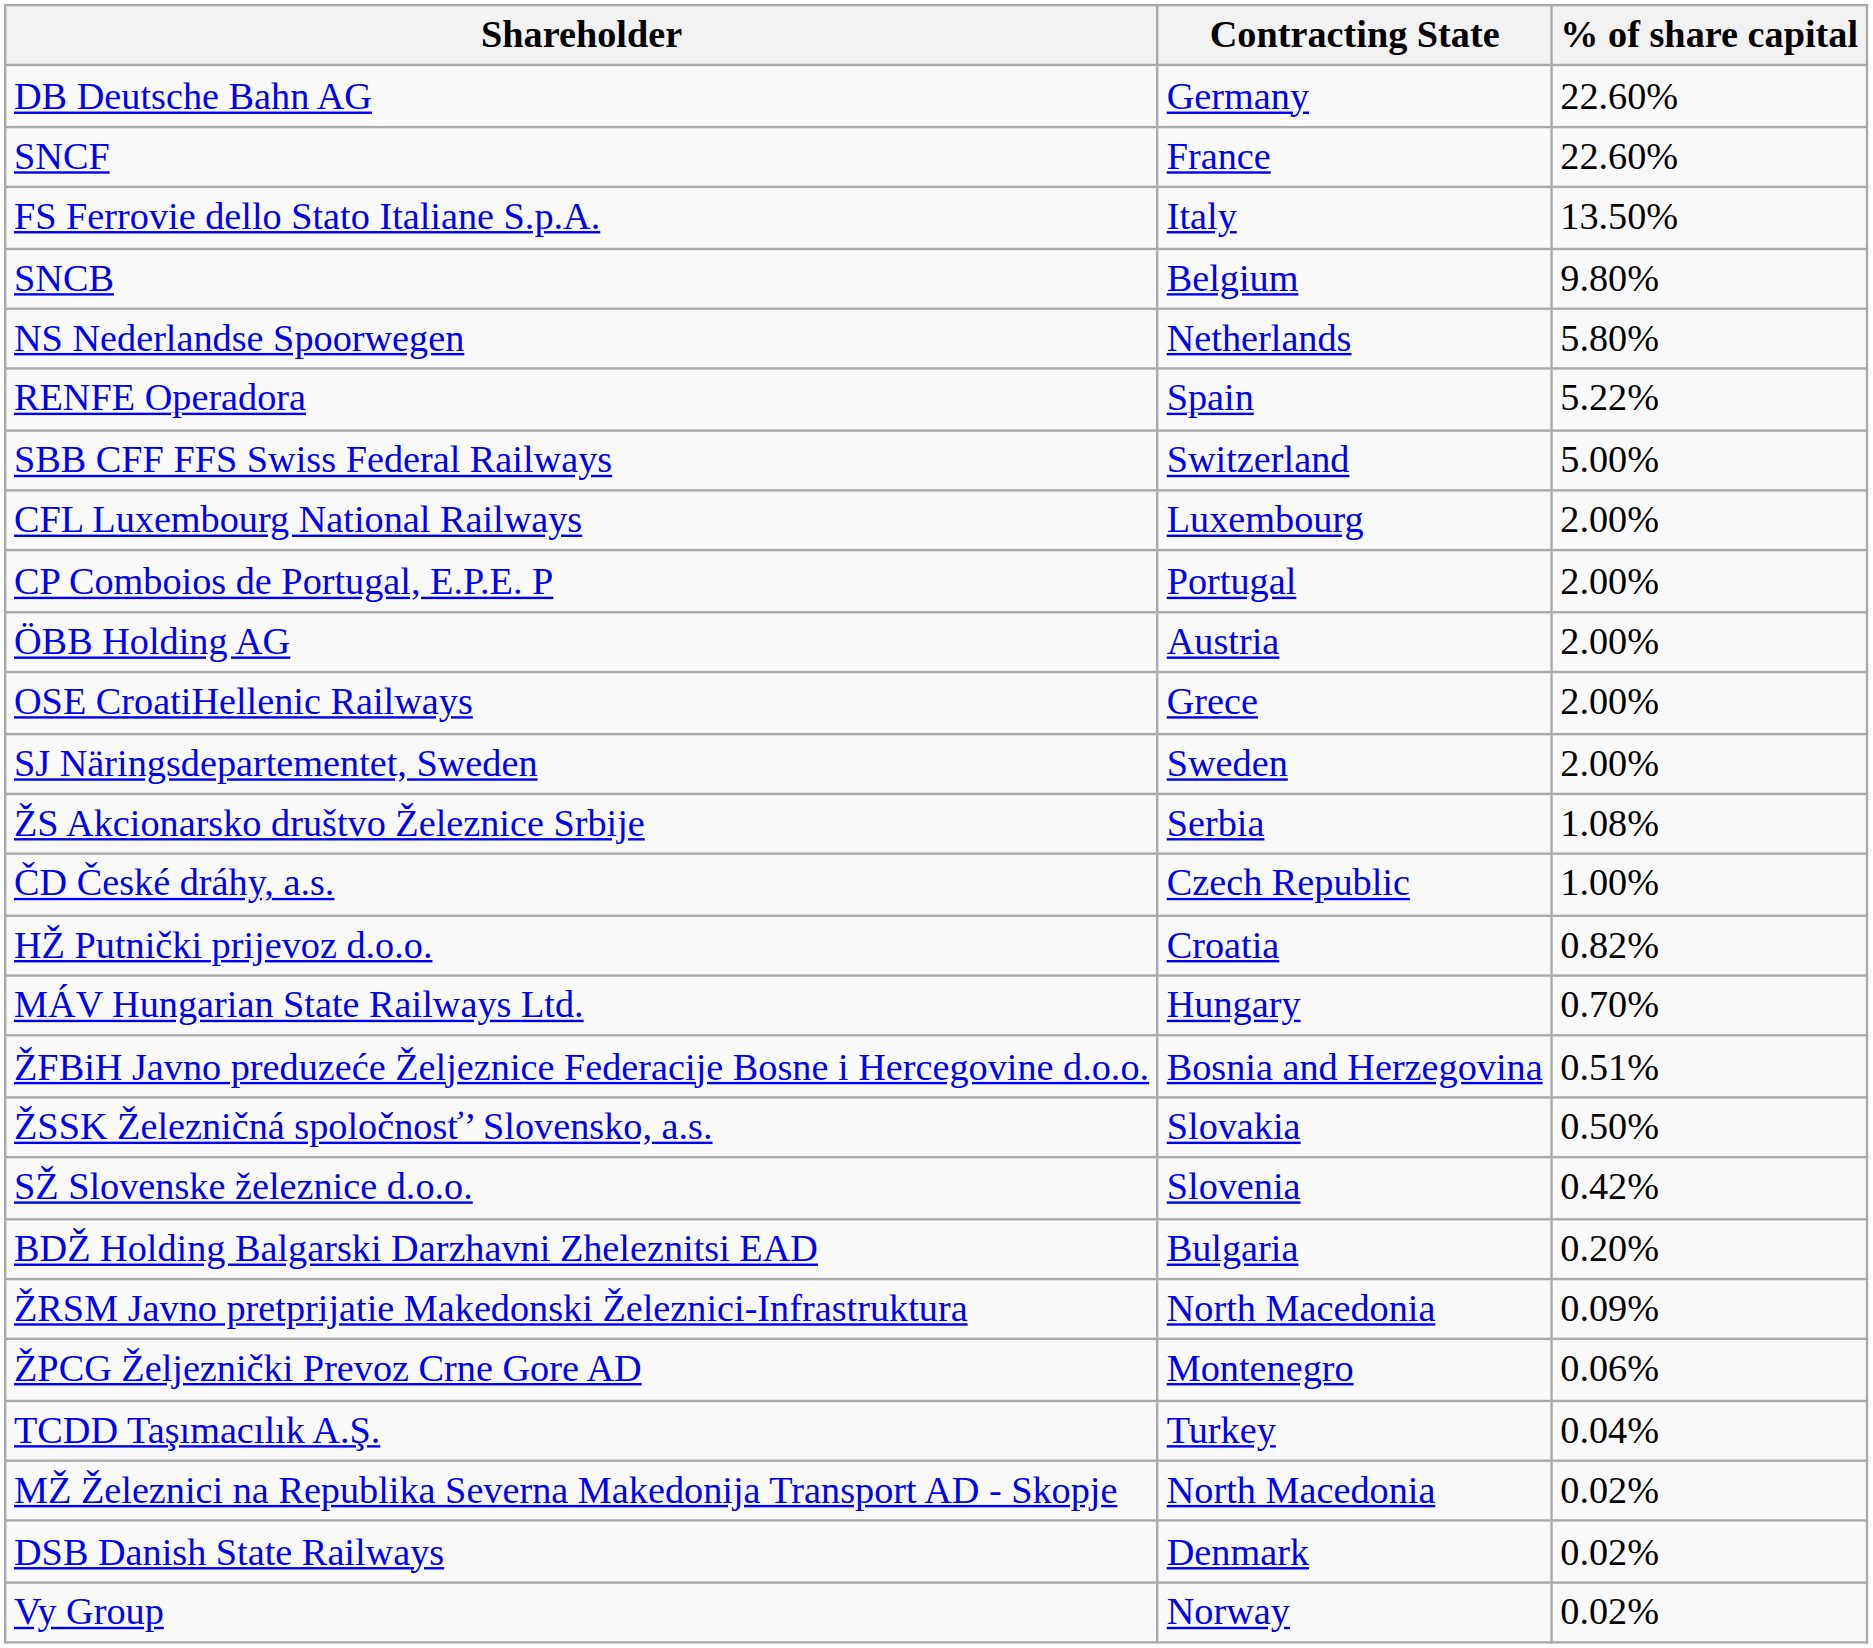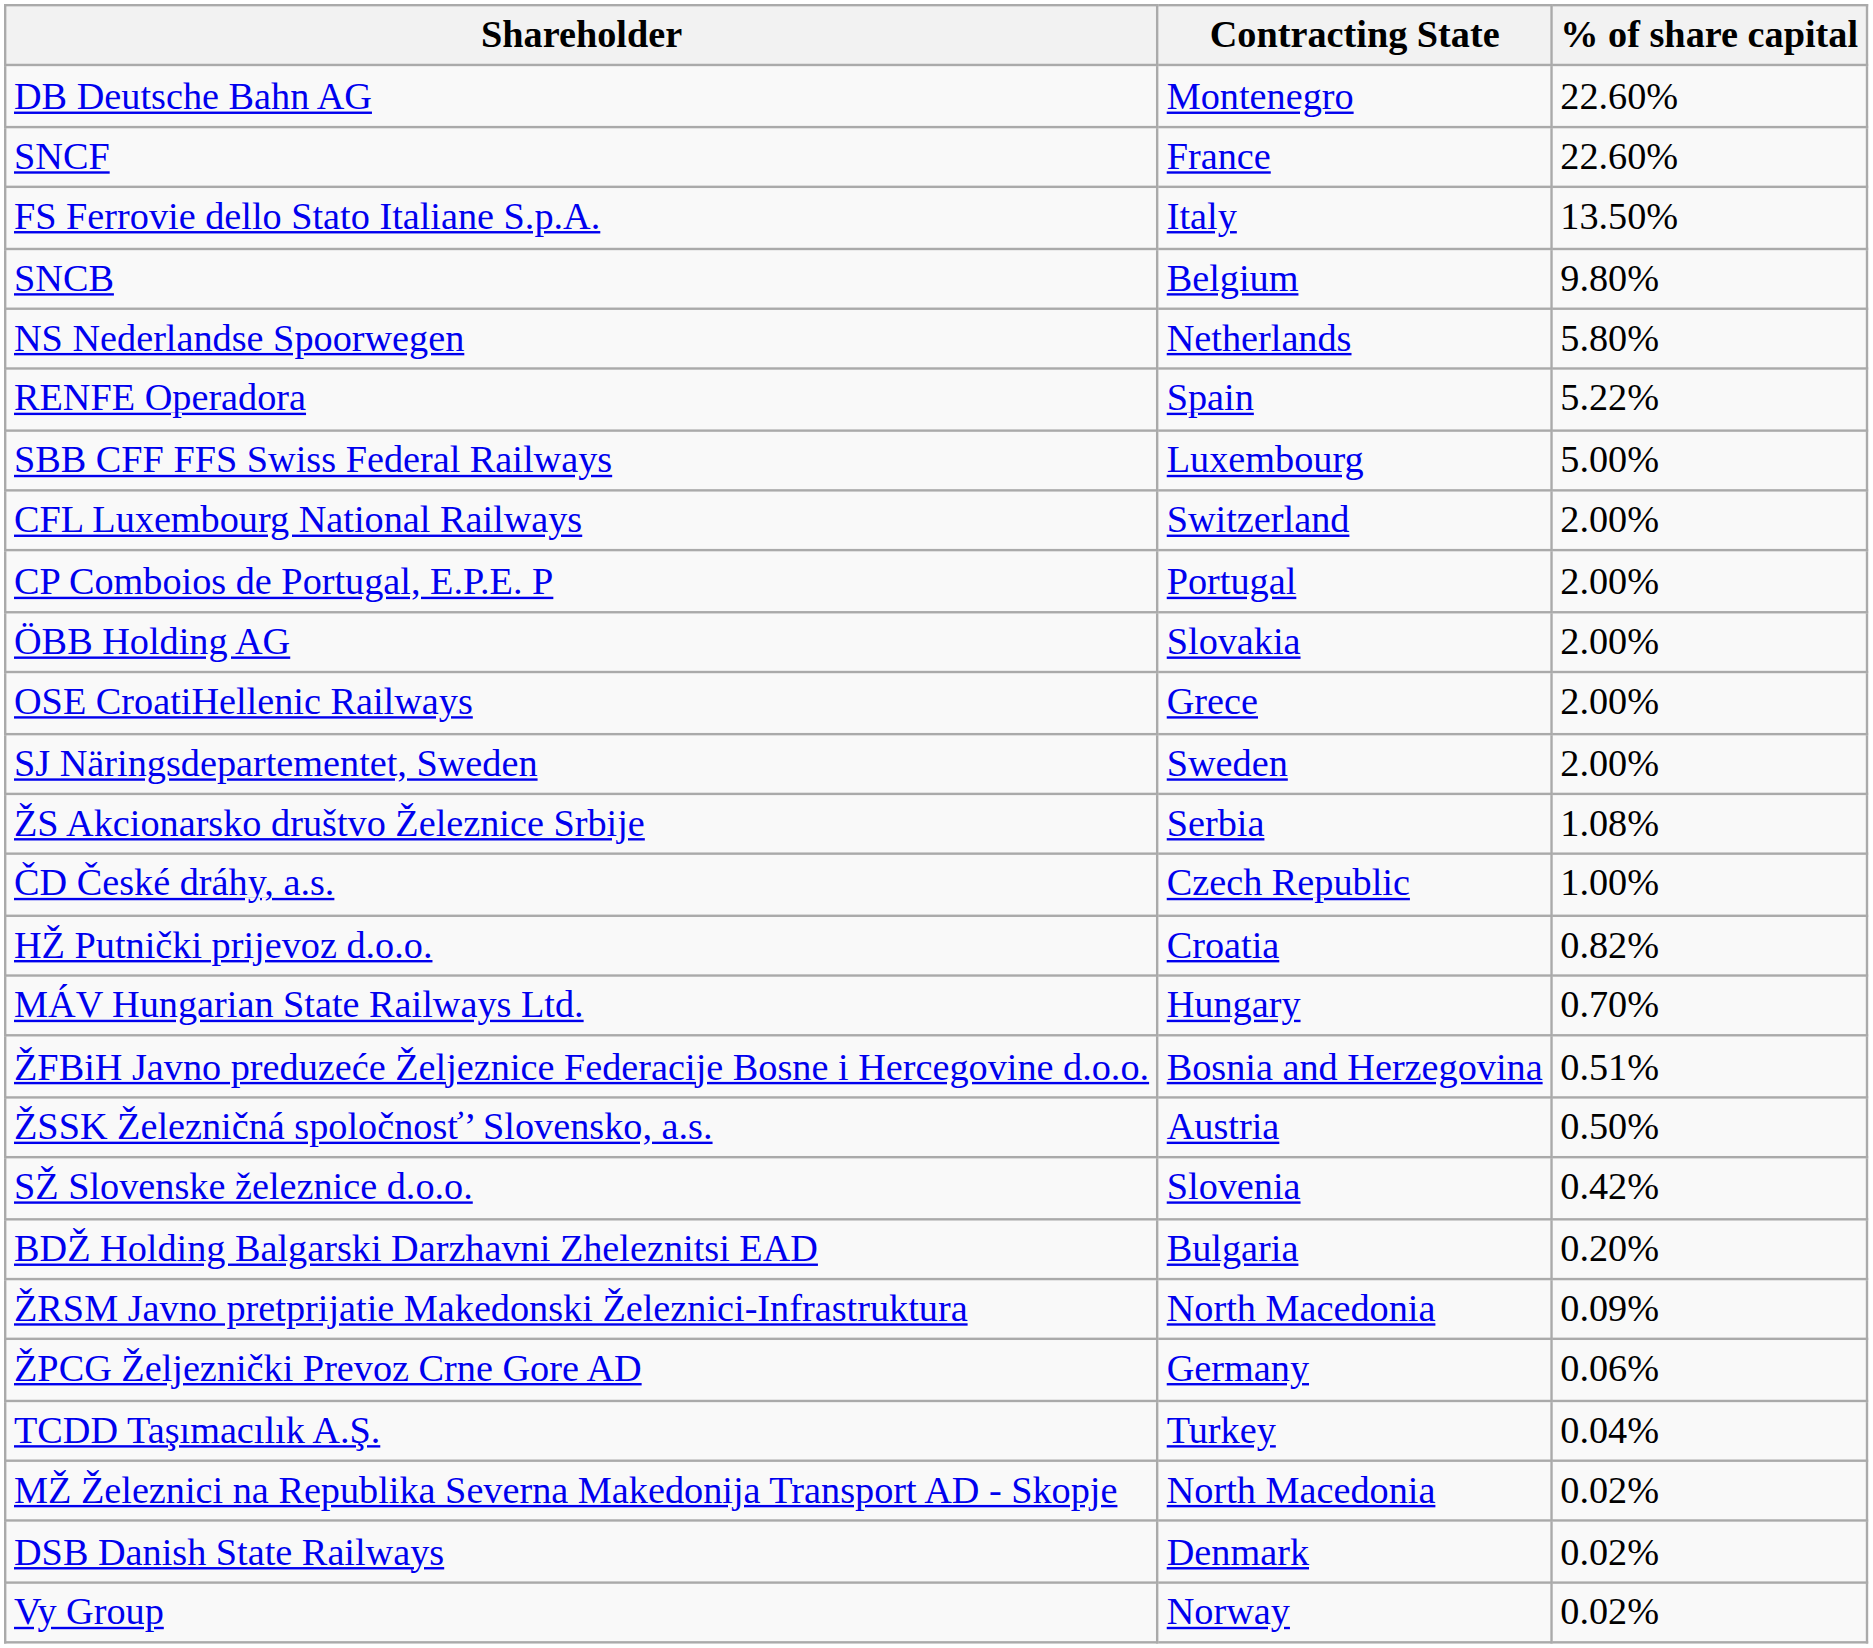(1238, 95) Germany -> (1260, 95) Montenegro
(1258, 459) Switzerland -> (1265, 459) Luxembourg
(1265, 519) Luxembourg -> (1258, 519) Switzerland
(1223, 641) Austria -> (1234, 641) Slovakia
(1234, 1126) Slovakia -> (1223, 1126) Austria
(1260, 1369) Montenegro -> (1238, 1369) Germany
